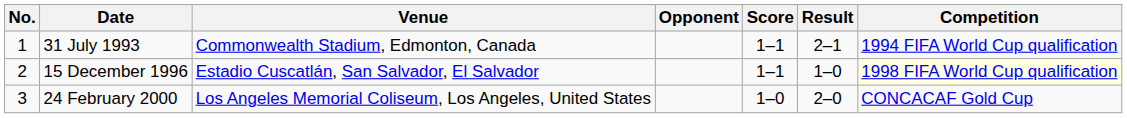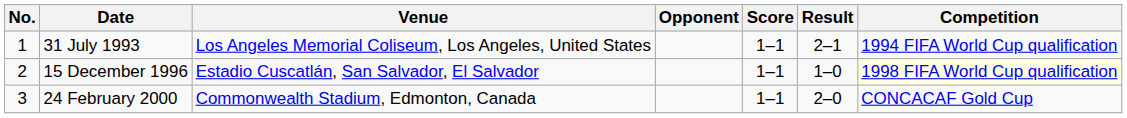(366, 44) Commonwealth Stadium, Edmonton, Canada -> (423, 44) Los Angeles Memorial Coliseum, Los Angeles, United States
(423, 98) Los Angeles Memorial Coliseum, Los Angeles, United States -> (366, 98) Commonwealth Stadium, Edmonton, Canada
(770, 98) 1–0 -> (770, 98) 1–1
